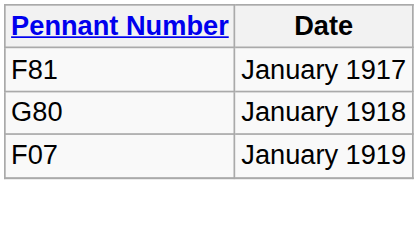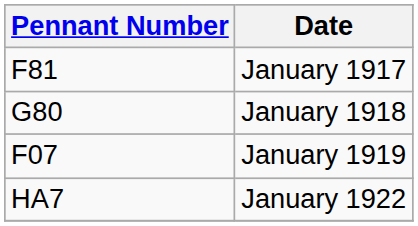+ row: (324, 198)
